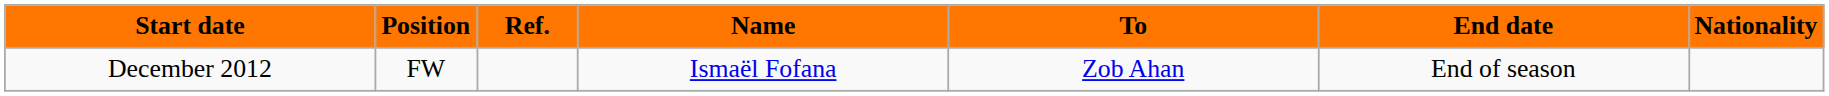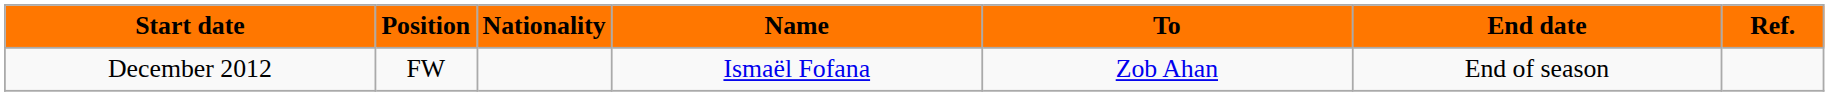columns swapped: (1756, 26) <-> (527, 26)
